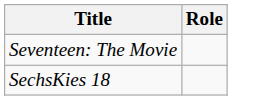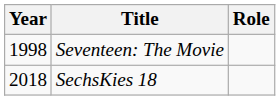+ column: (28, 19)
